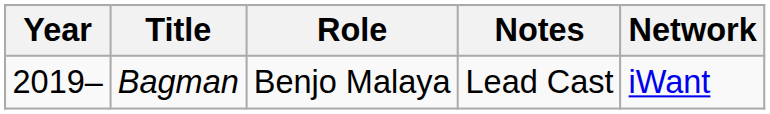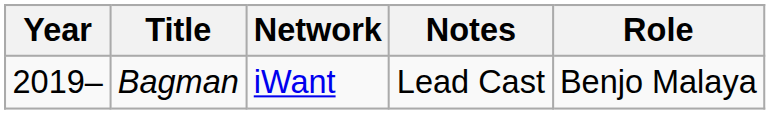columns swapped: (352, 30) <-> (693, 30)
